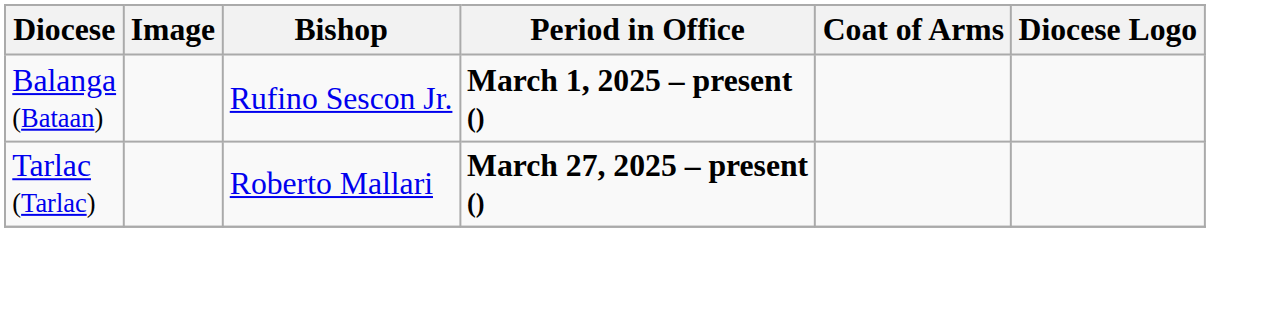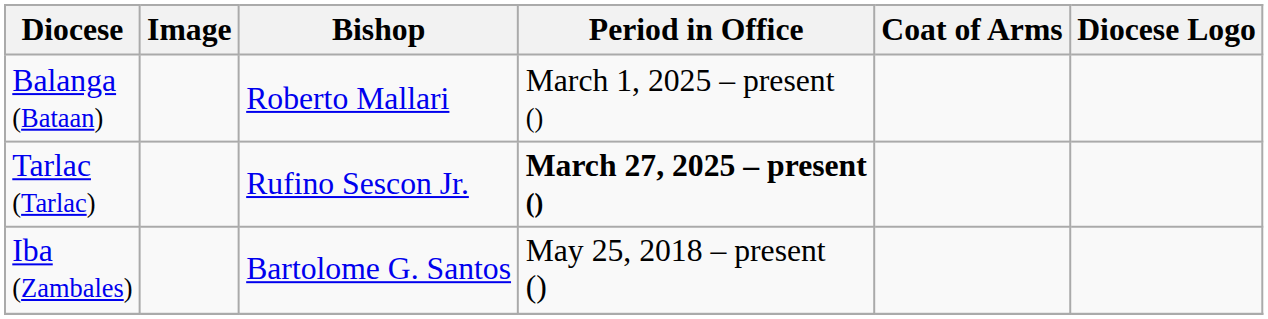(341, 97) Rufino Sescon Jr. -> (348, 97) Roberto Mallari
(630, 97) bold -> (680, 97) normal
(331, 183) Roberto Mallari -> (358, 183) Rufino Sescon Jr.
+ row: (72, 269)
